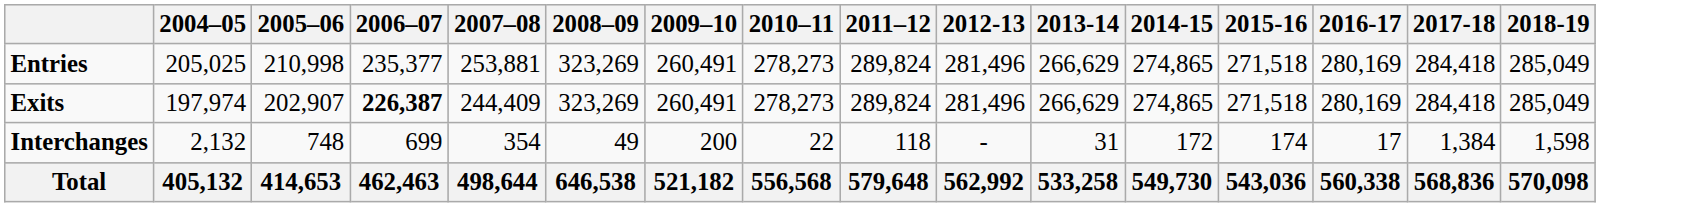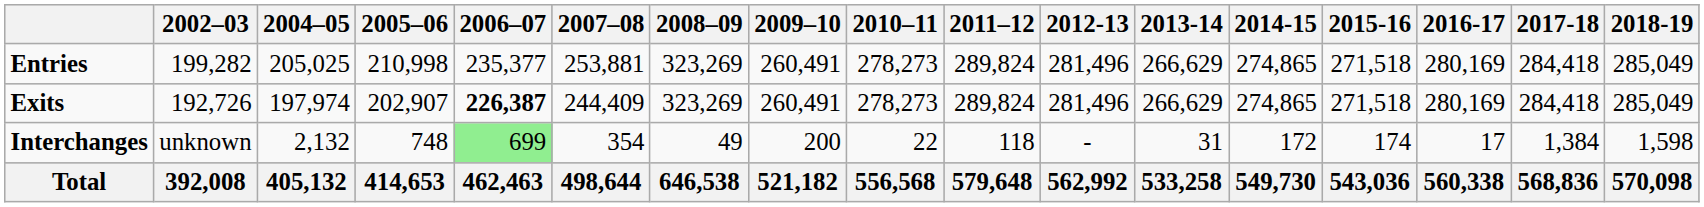+ column: (205, 24)
(424, 142) no background -> (528, 142) lightgreen background
